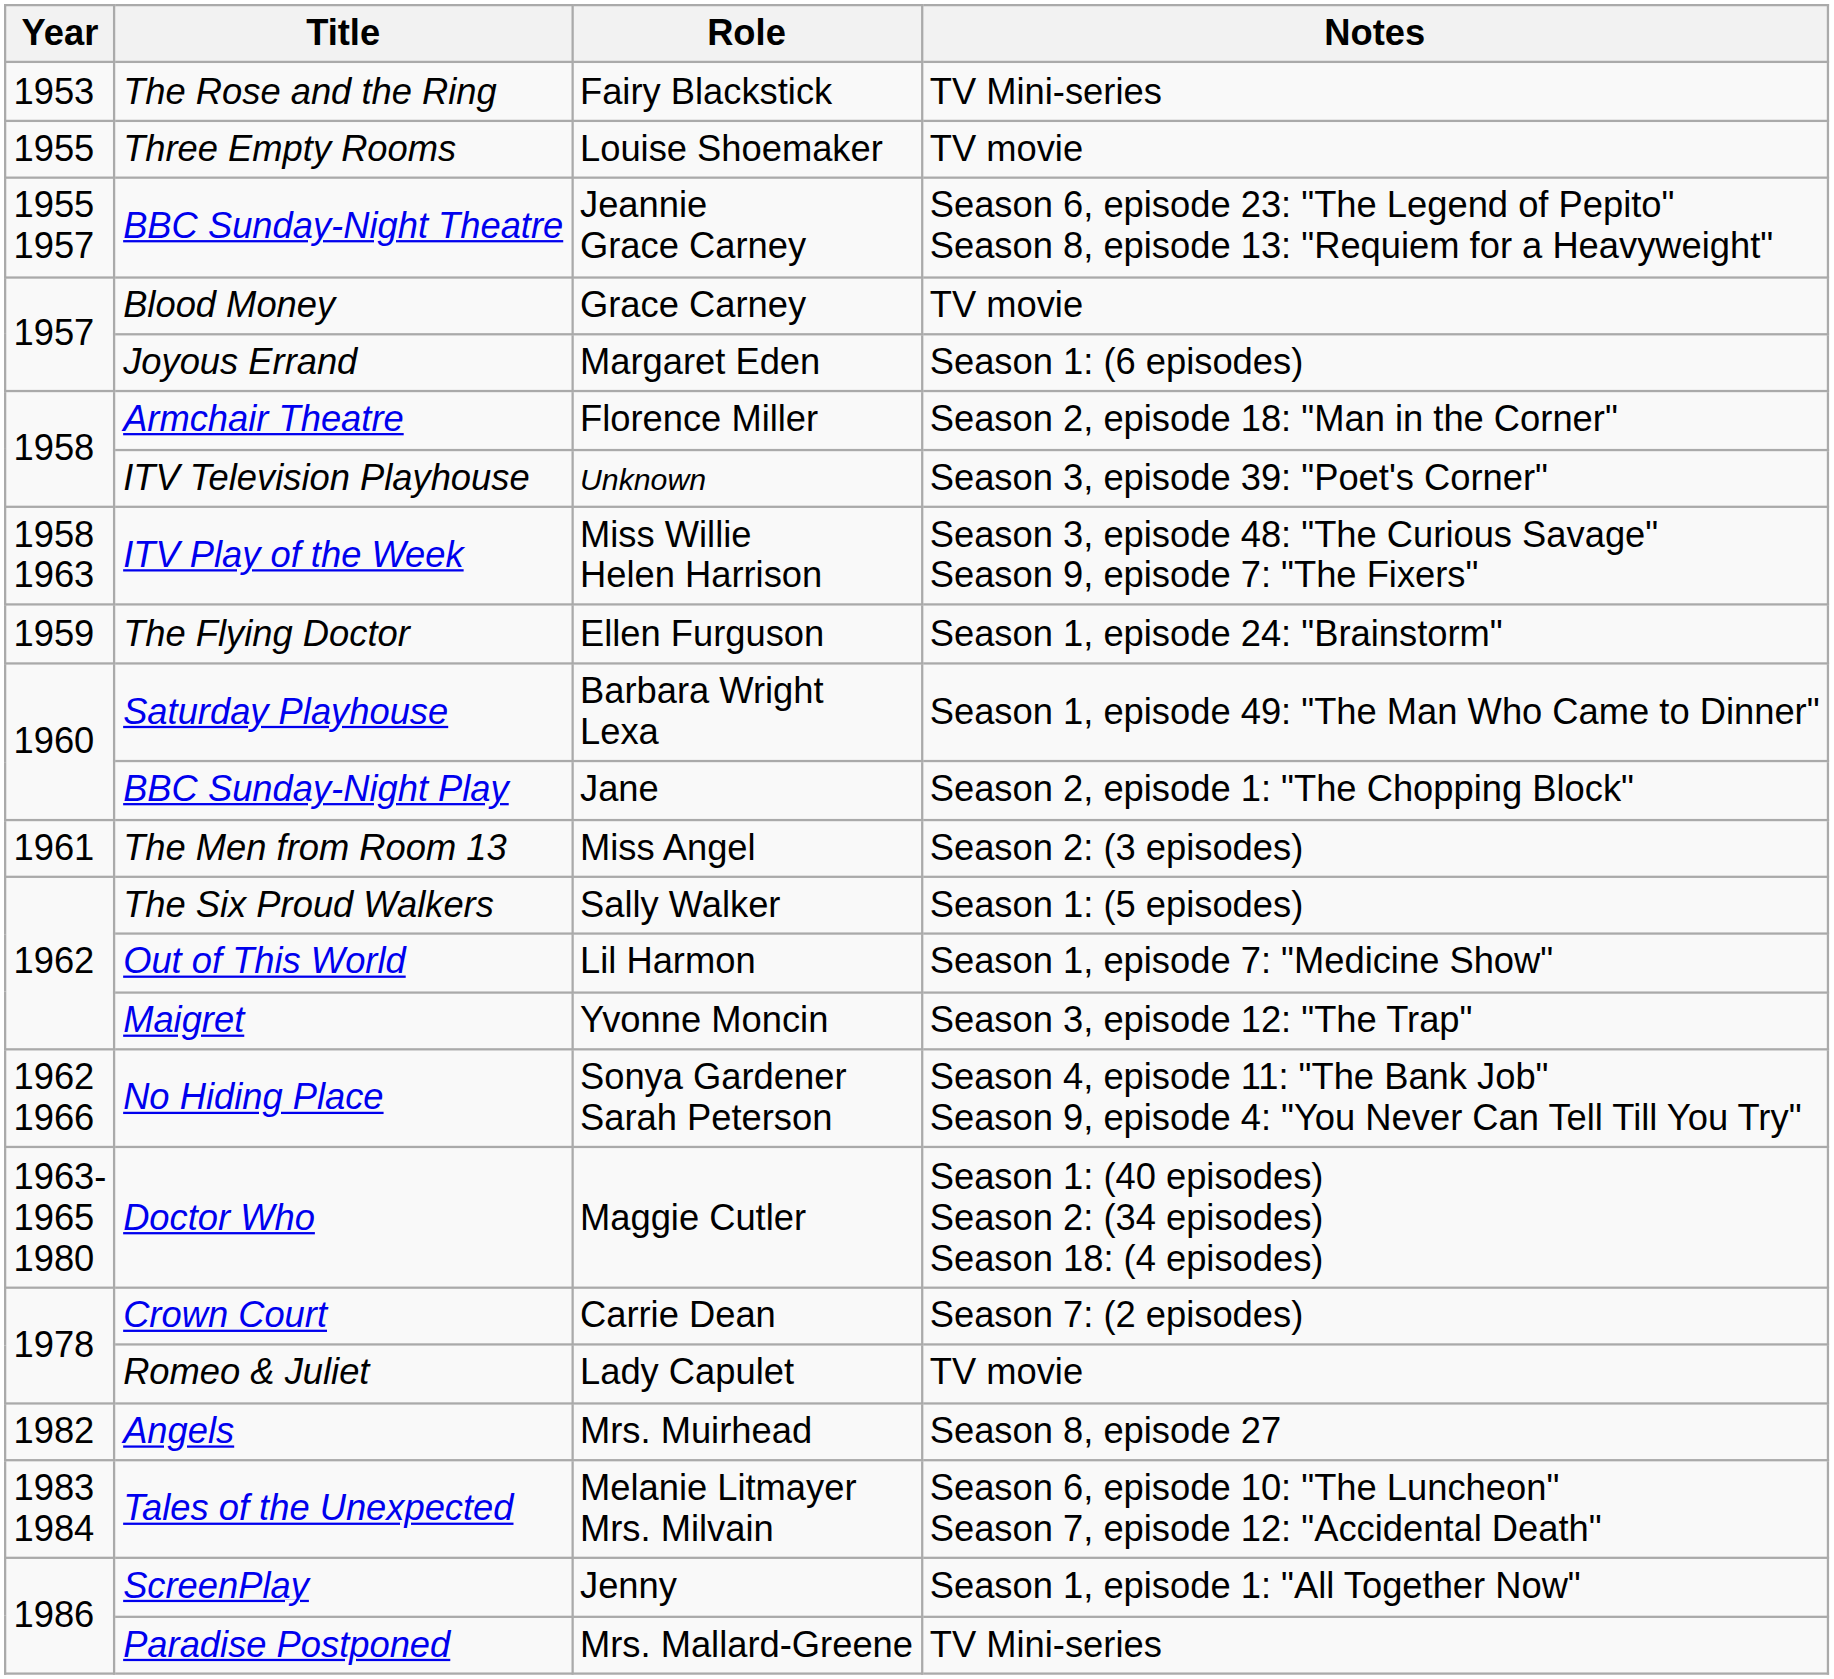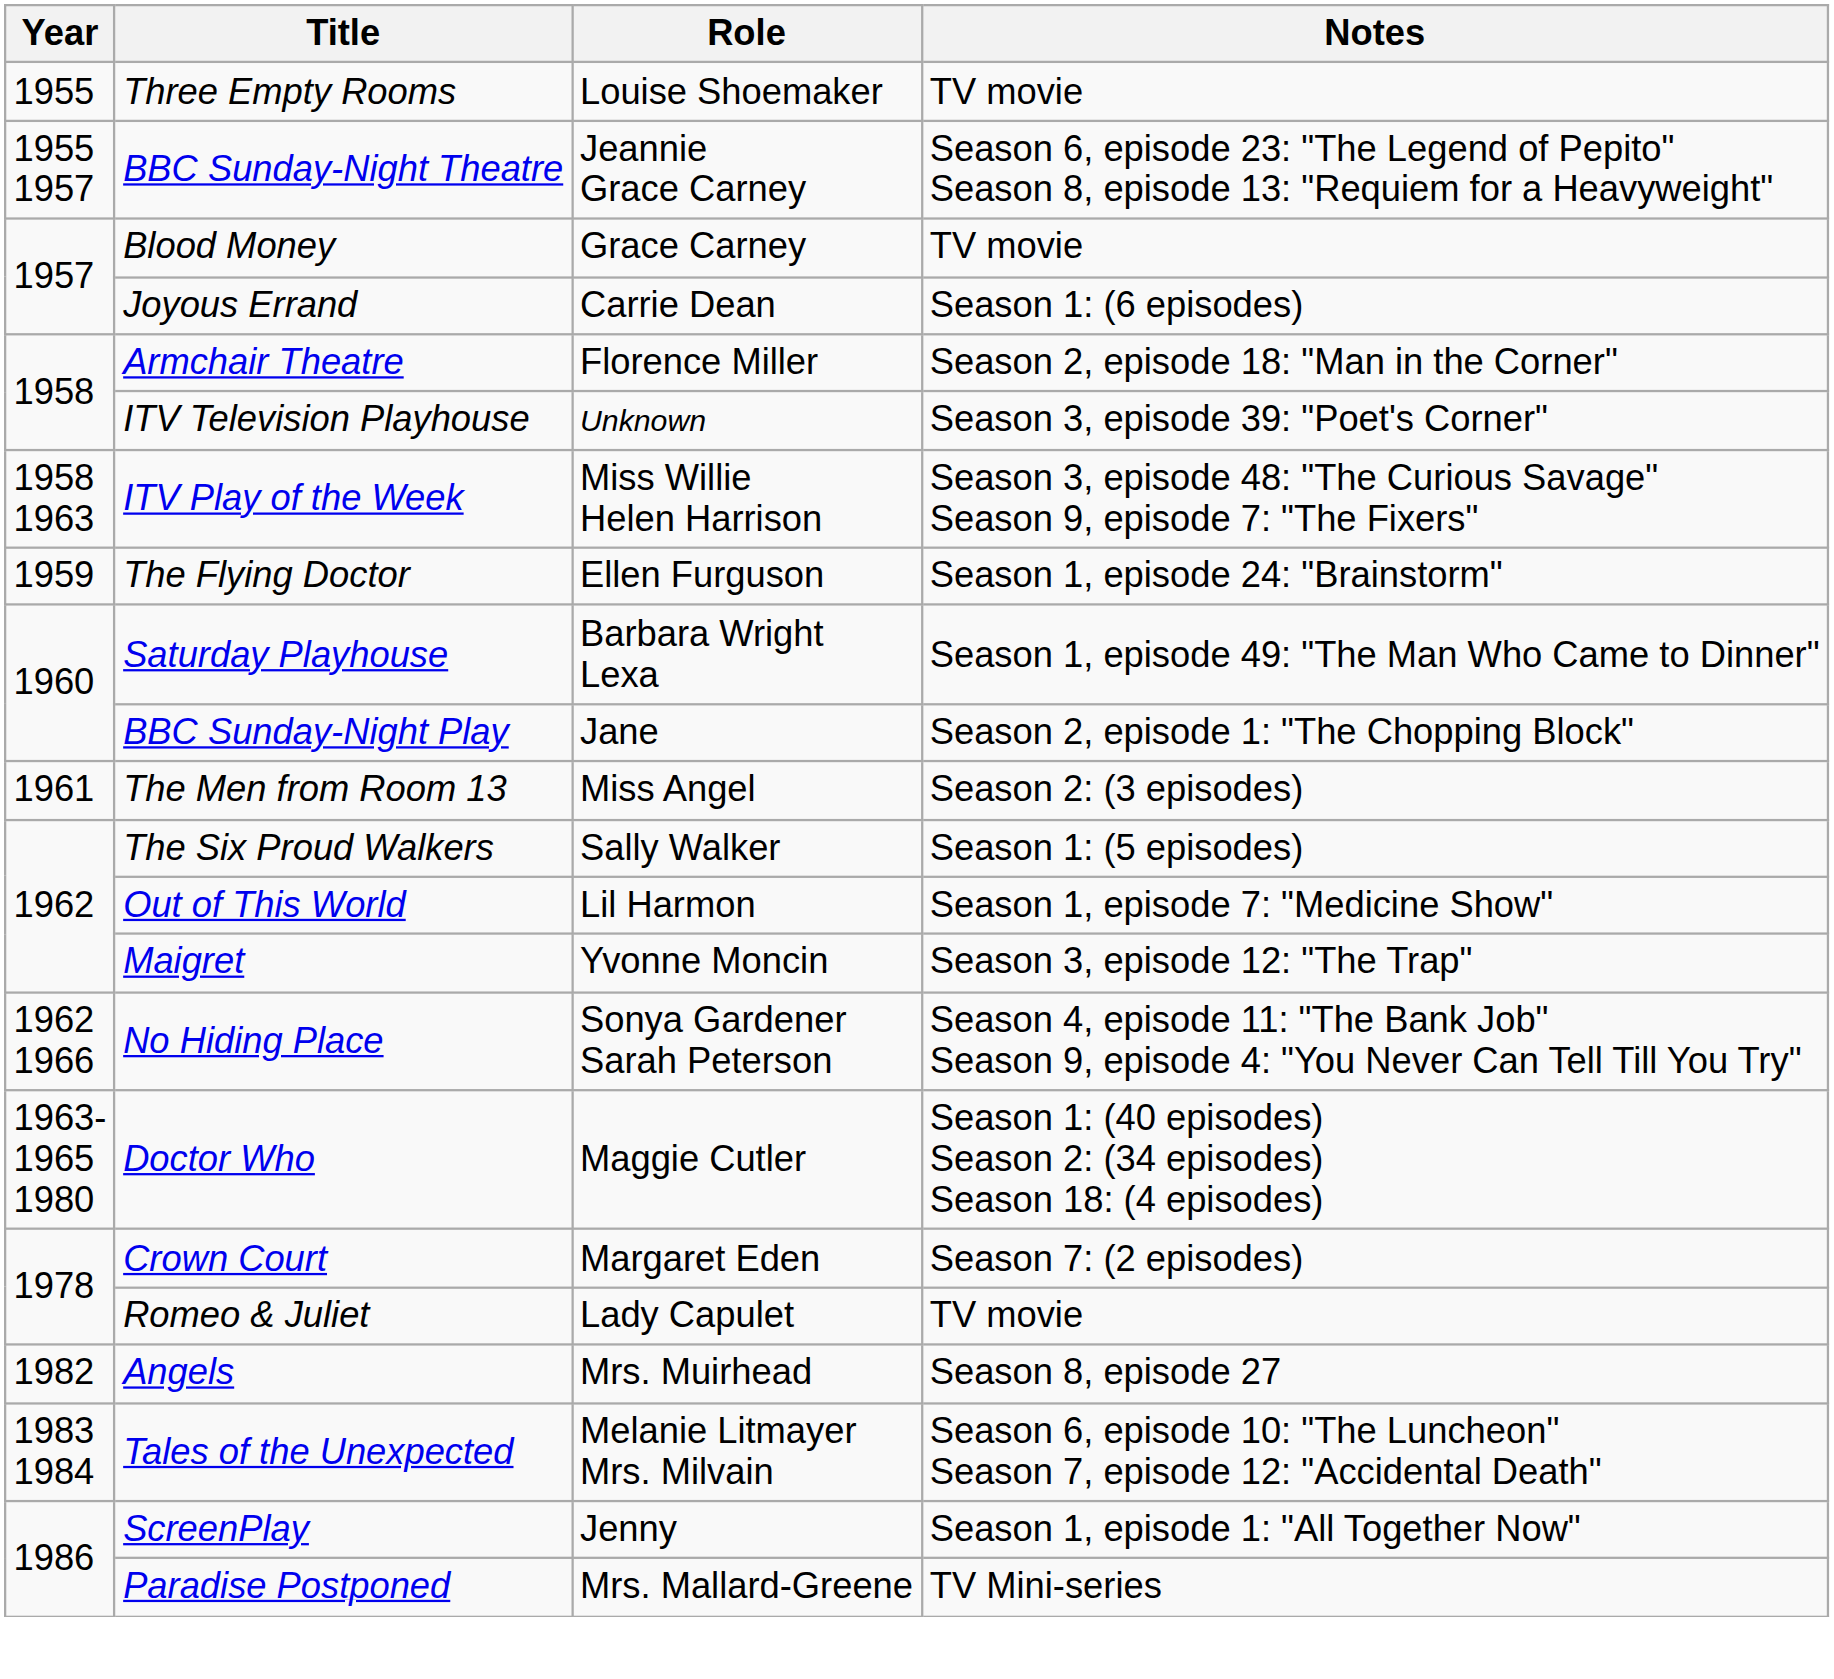- row: (310, 90)
(700, 362) Margaret Eden -> (678, 304) Carrie Dean
(678, 1315) Carrie Dean -> (700, 1257) Margaret Eden
